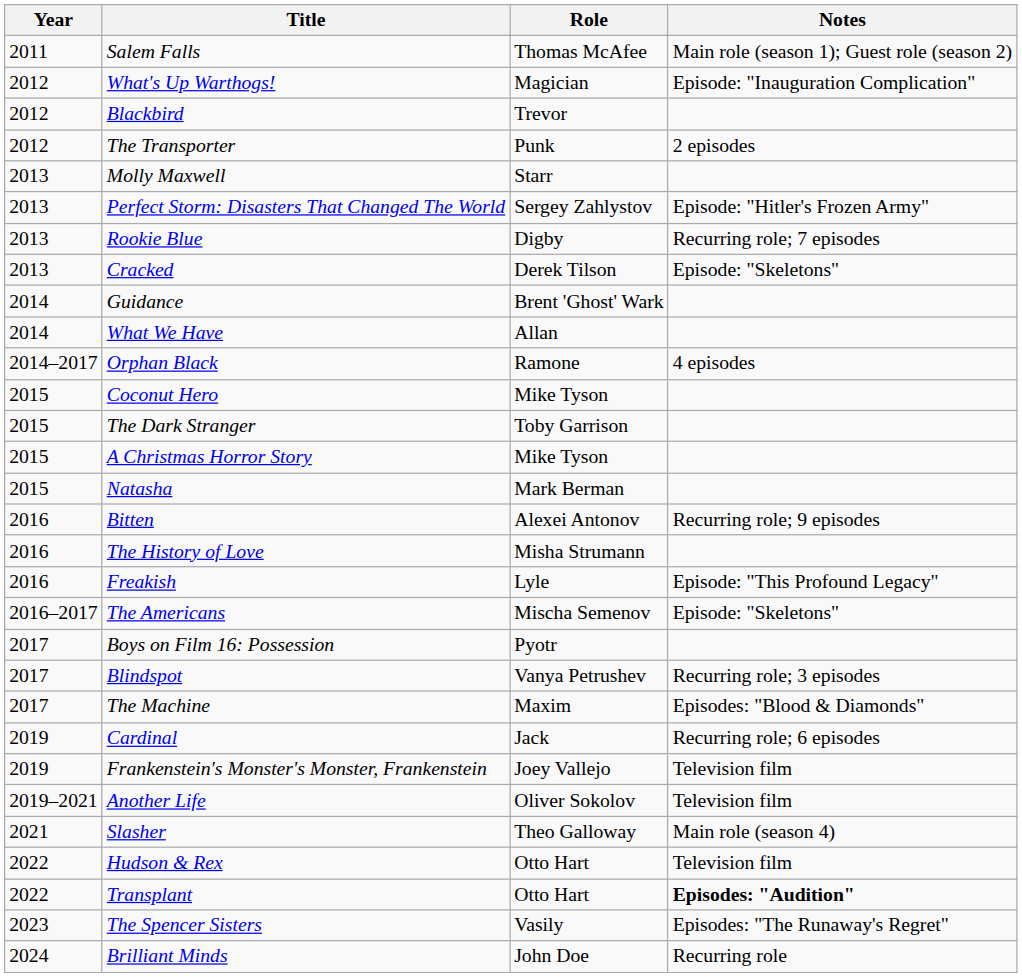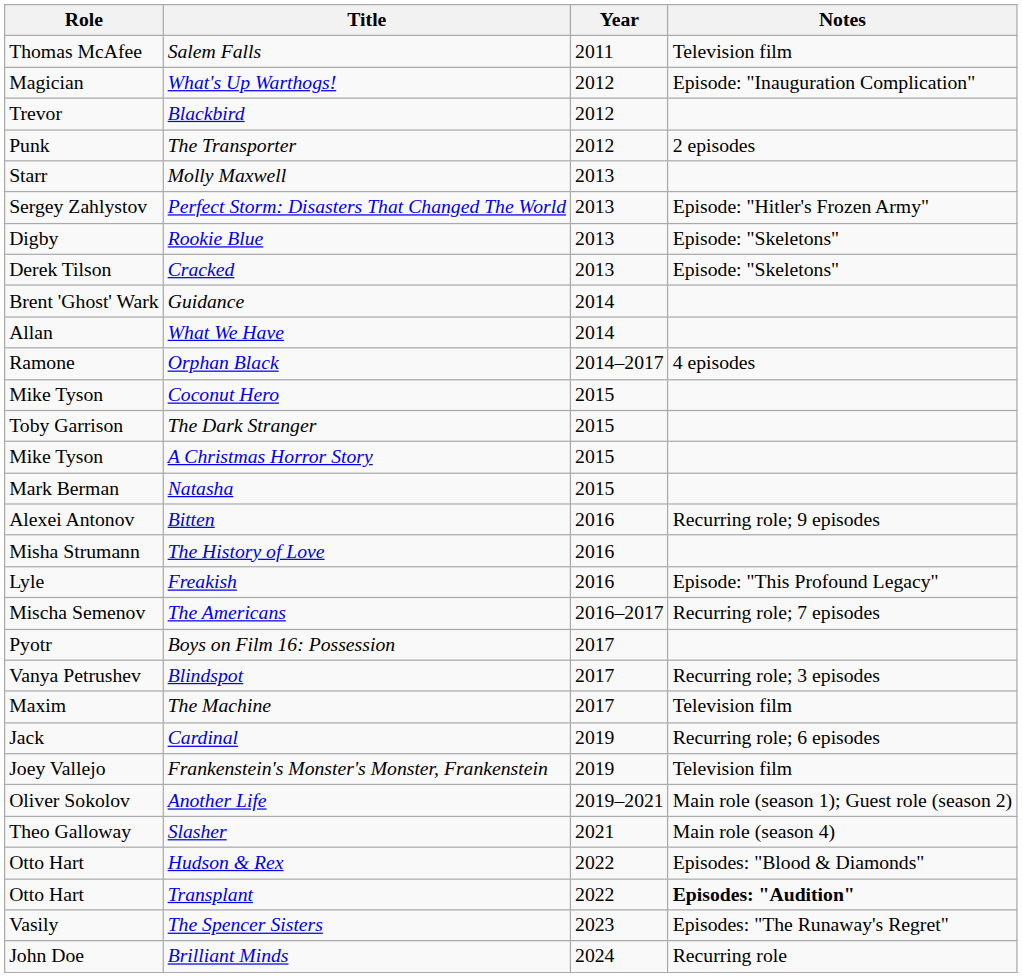columns swapped: (53, 20) <-> (589, 20)
(842, 51) Main role (season 1); Guest role (season 2) -> (732, 51) Television film
(776, 238) Recurring role; 7 episodes -> (756, 238) Episode: "Skeletons"
(756, 613) Episode: "Skeletons" -> (776, 613) Recurring role; 7 episodes
(799, 706) Episodes: "Blood & Diamonds" -> (732, 706) Television film
(732, 800) Television film -> (842, 800) Main role (season 1); Guest role (season 2)
(732, 862) Television film -> (799, 862) Episodes: "Blood & Diamonds"
